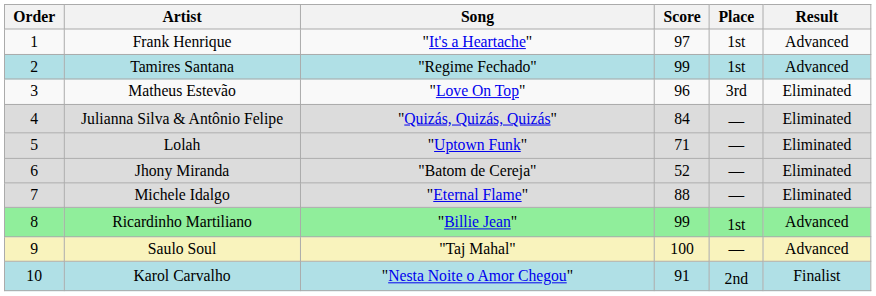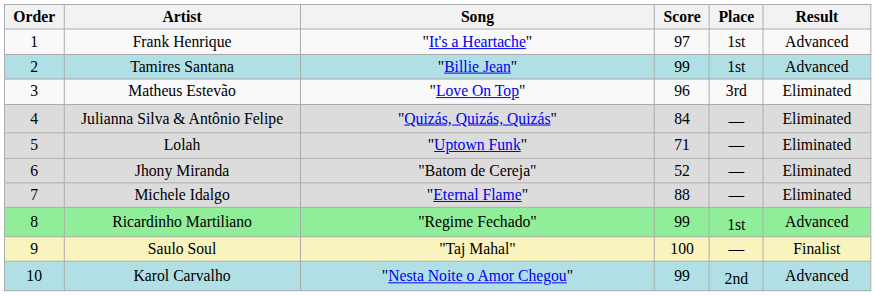(477, 66) "Regime Fechado" -> (477, 66) "Billie Jean"
(477, 222) "Billie Jean" -> (477, 222) "Regime Fechado"
(817, 249) Advanced -> (817, 249) Finalist
(682, 276) 91 -> (682, 276) 99
(817, 276) Finalist -> (817, 276) Advanced
